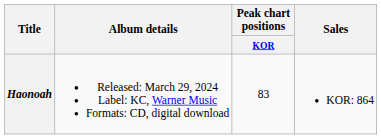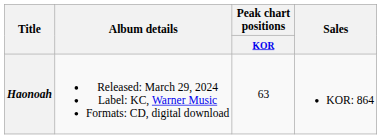(263, 94) 83 -> (263, 94) 63
